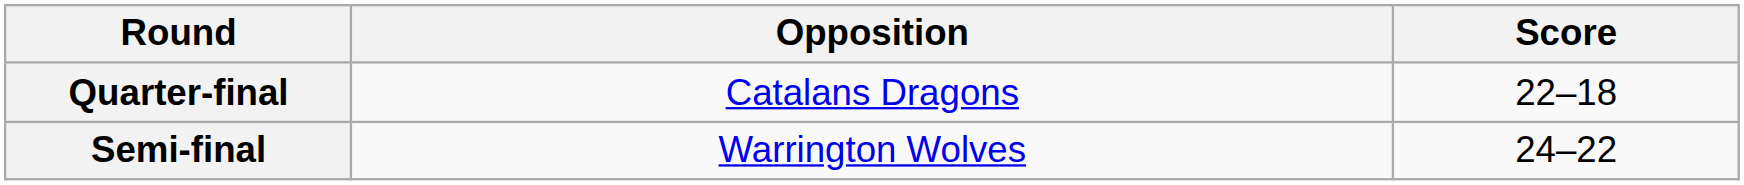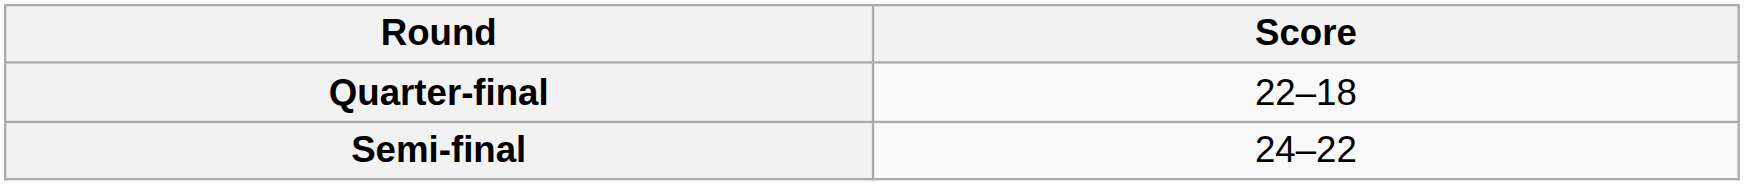- column: (872, 33)
